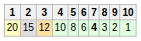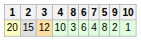columns swapped: (73, 12) <-> (104, 12)
(94, 28) bold -> (94, 28) normal
